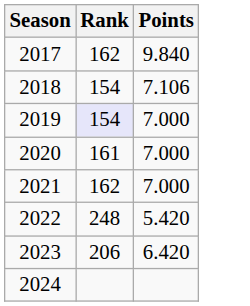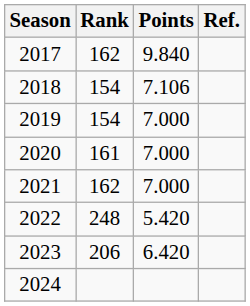+ column: (222, 20)
(105, 119) lavender background -> (105, 119) no background
